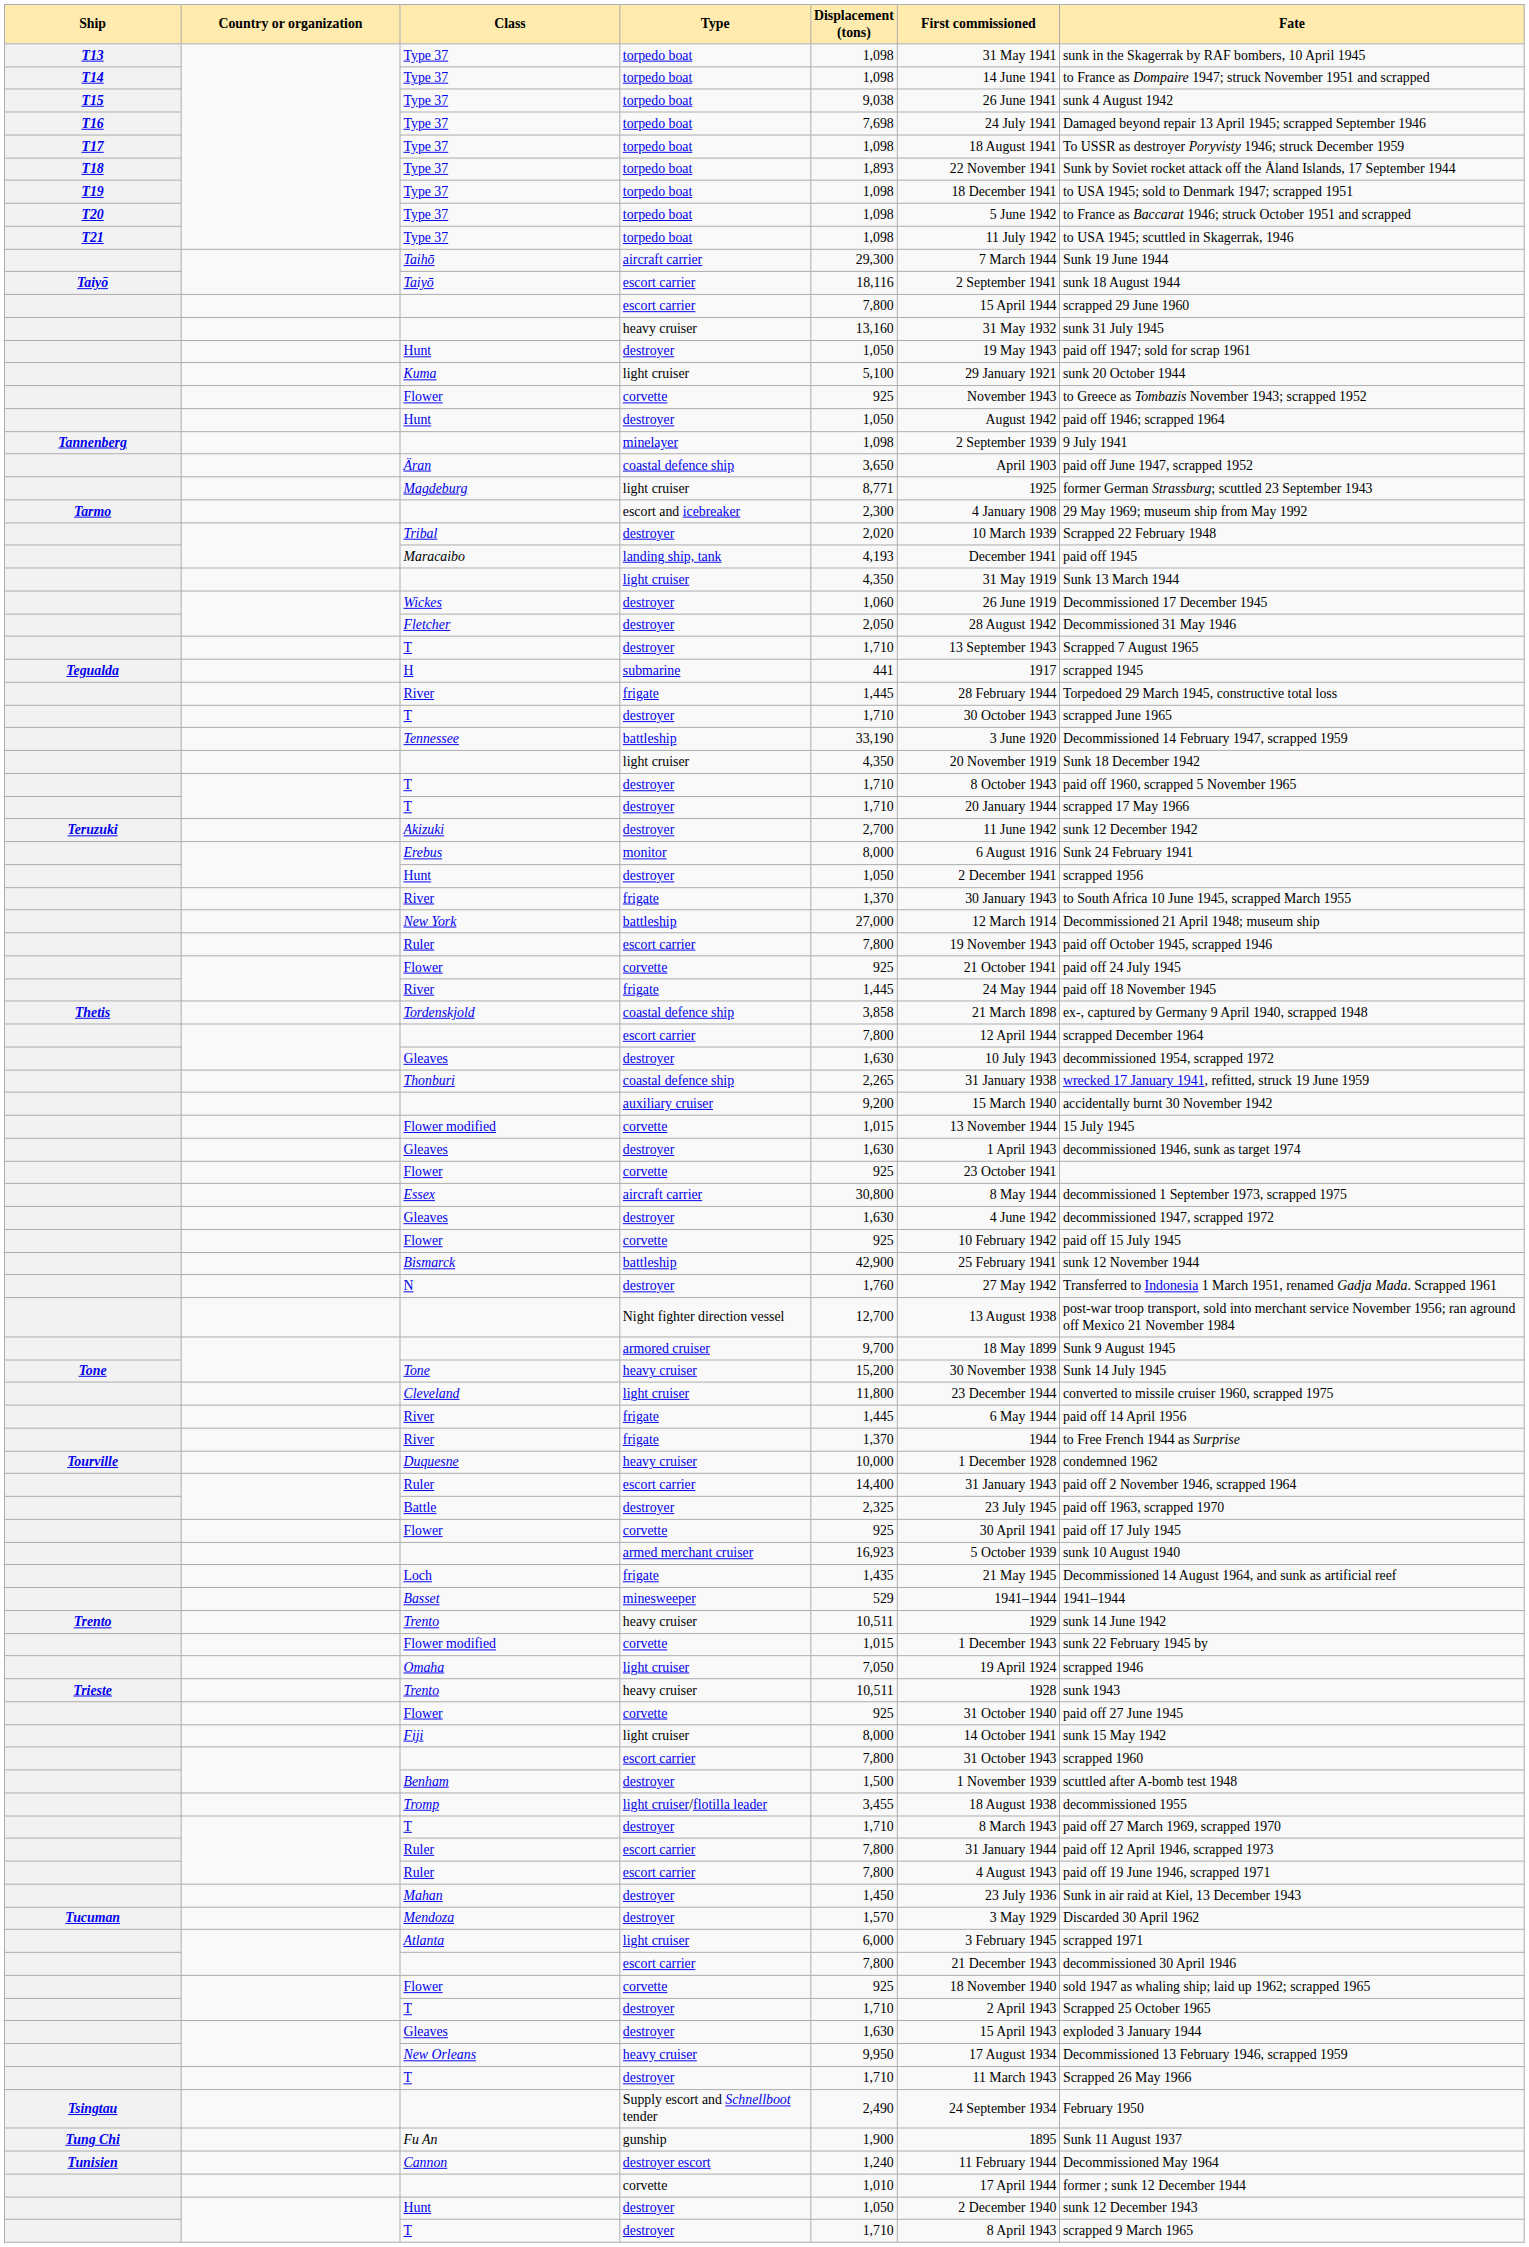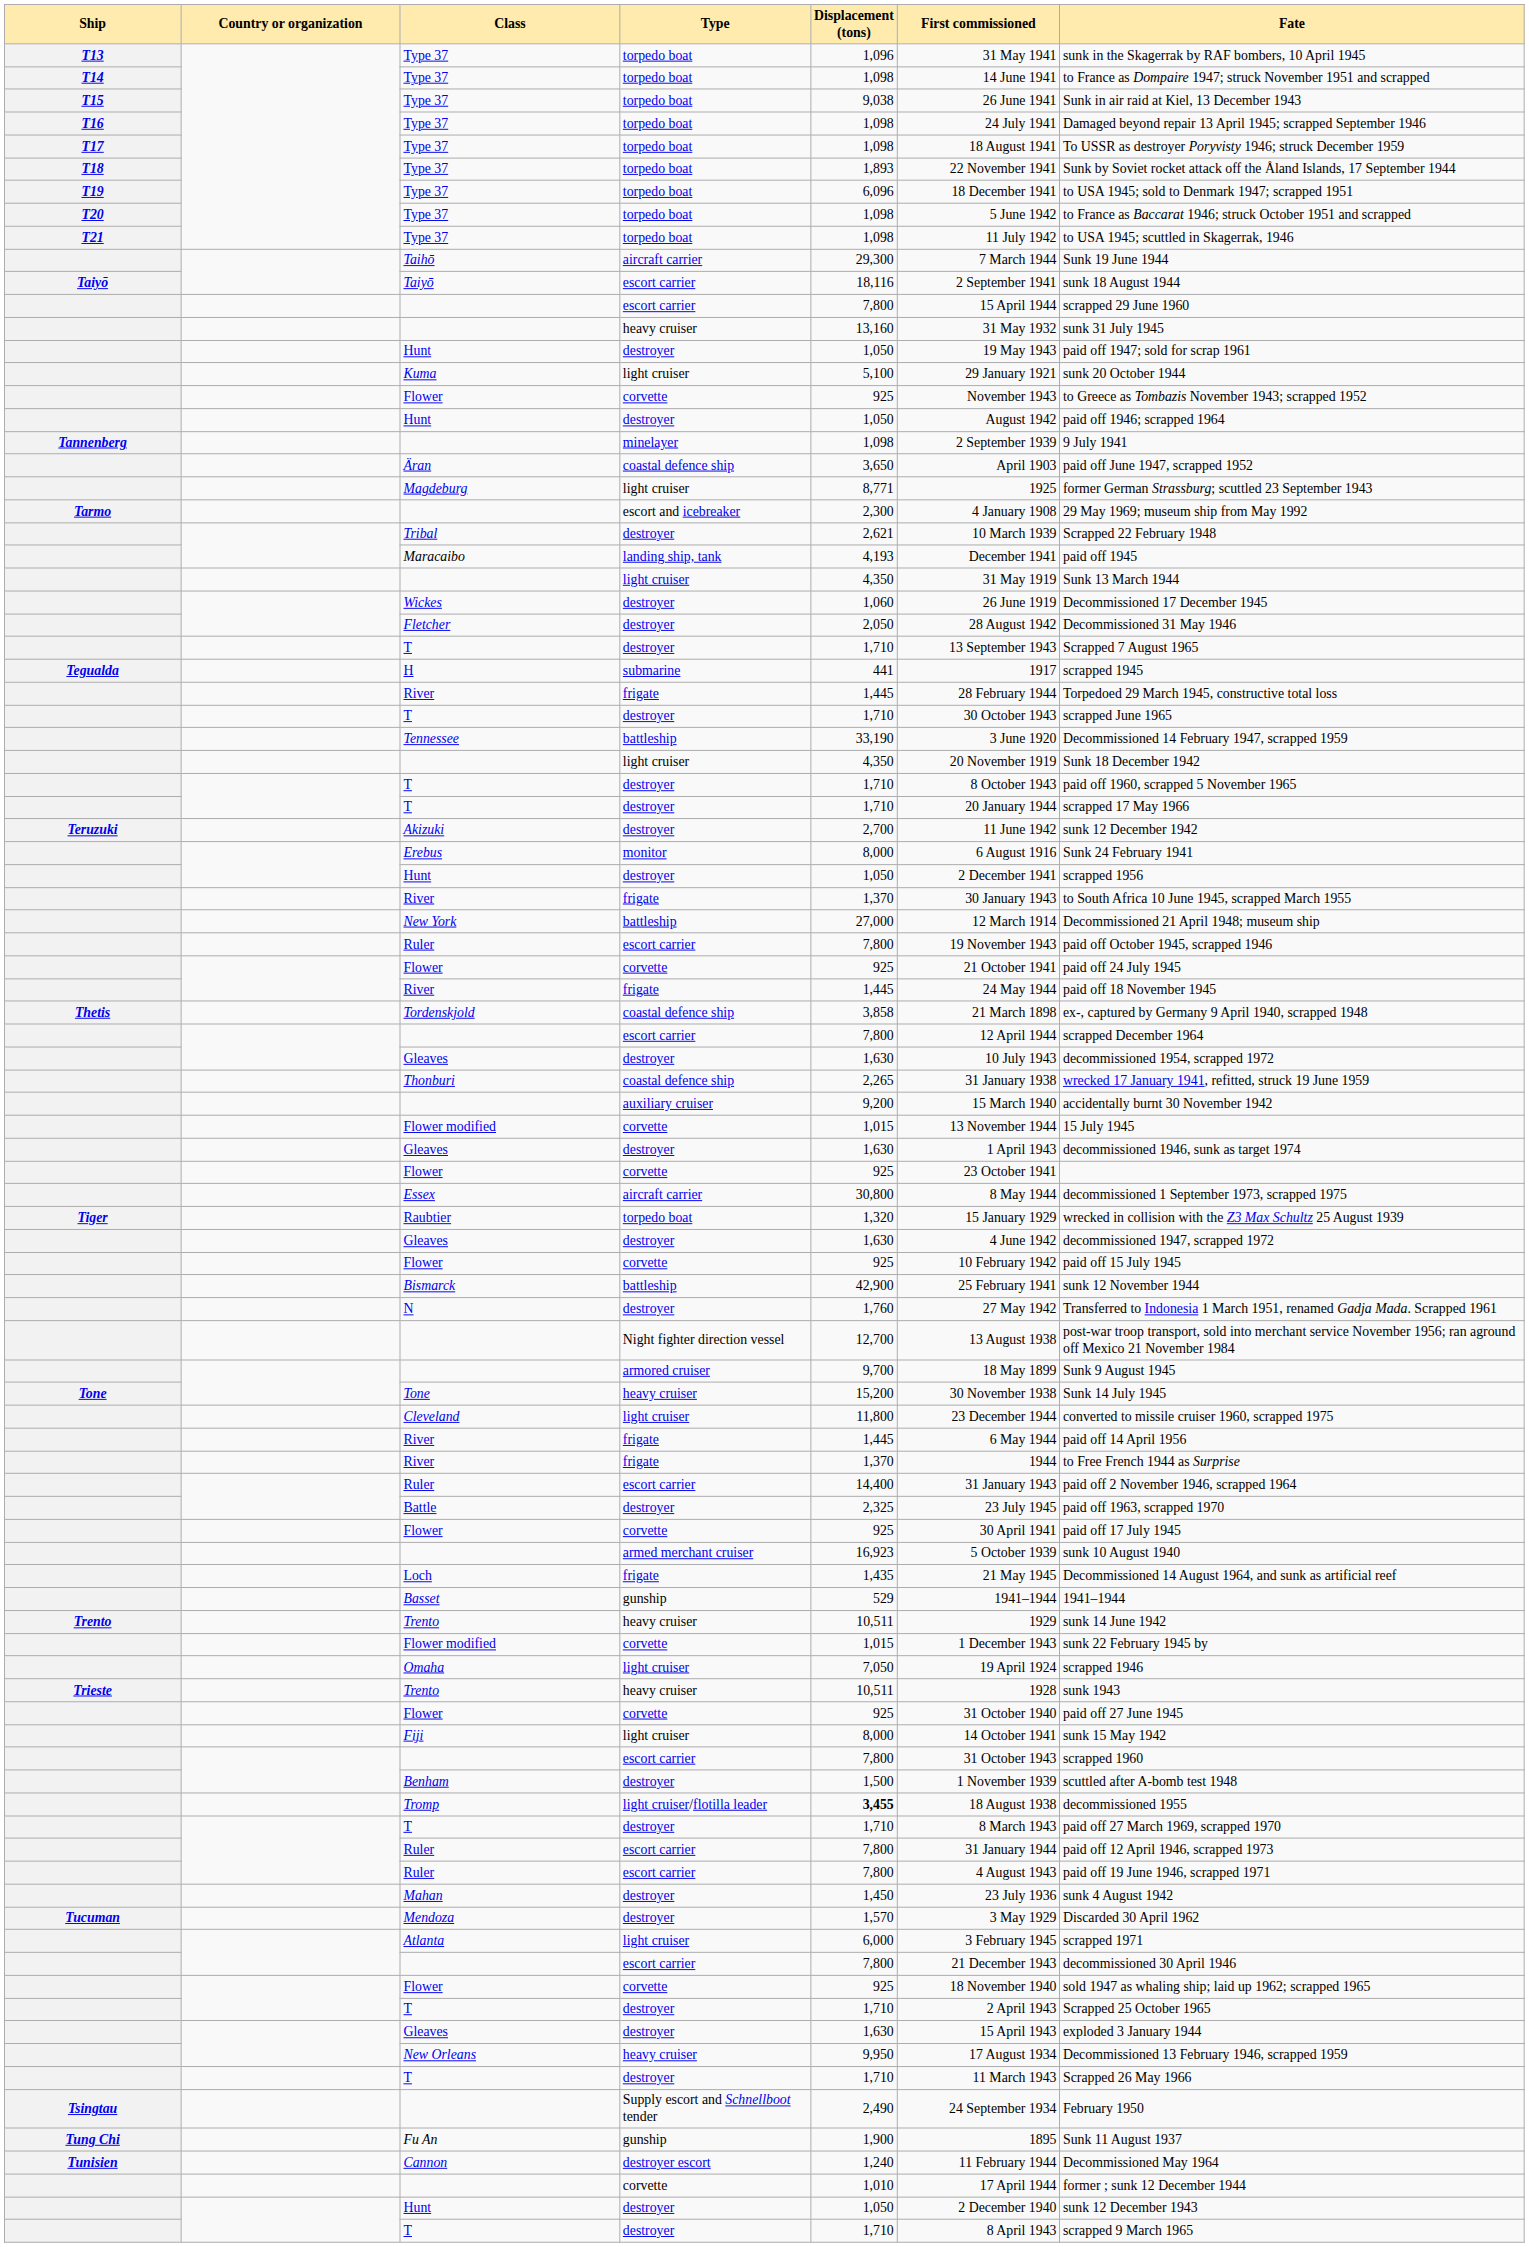(878, 55) 1,098 -> (878, 55) 1,096
(1118, 101) sunk 4 August 1942 -> (1182, 101) Sunk in air raid at Kiel, 13 December 1943
(878, 123) 7,698 -> (878, 123) 1,098
(878, 192) 1,098 -> (878, 192) 6,096
(878, 534) 2,020 -> (878, 534) 2,621
+ row: (93, 1218)
- row: (93, 1462)
(659, 1599) minesweeper -> (645, 1599) gunship
(878, 1804) normal -> (878, 1804) bold
(1182, 1895) Sunk in air raid at Kiel, 13 December 1943 -> (1118, 1895) sunk 4 August 1942
